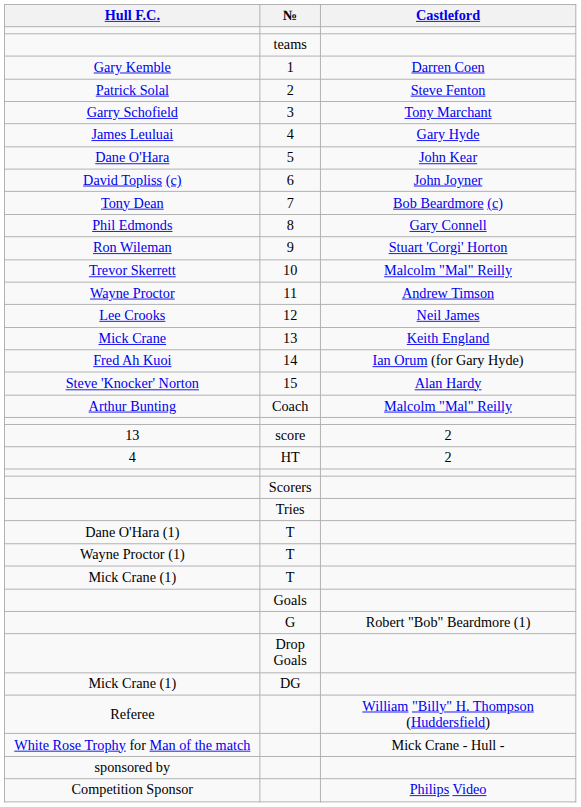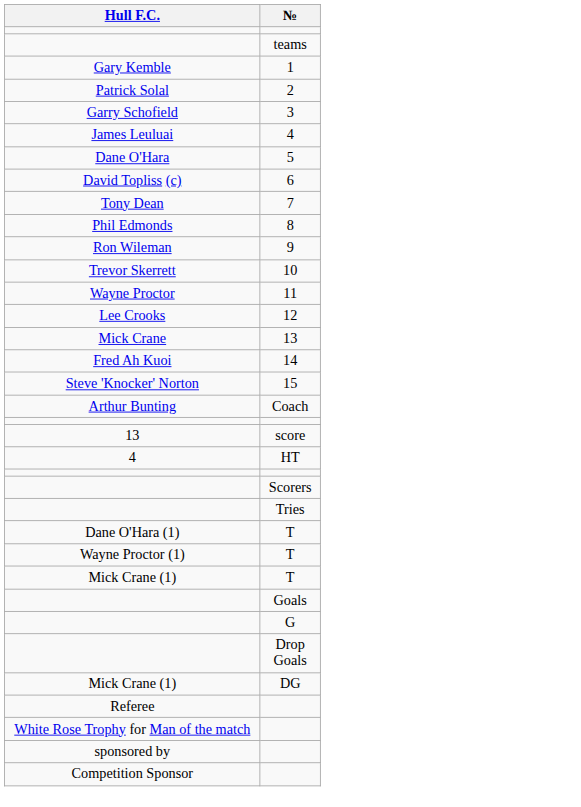- column: (448, 15)
